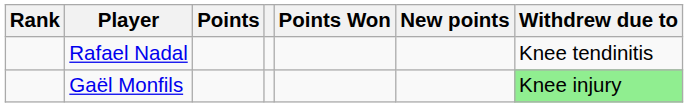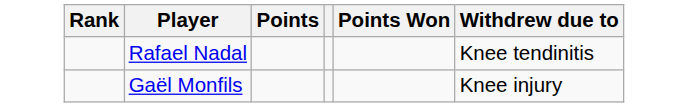- column: (455, 20)
(570, 85) lightgreen background -> (511, 85) no background
